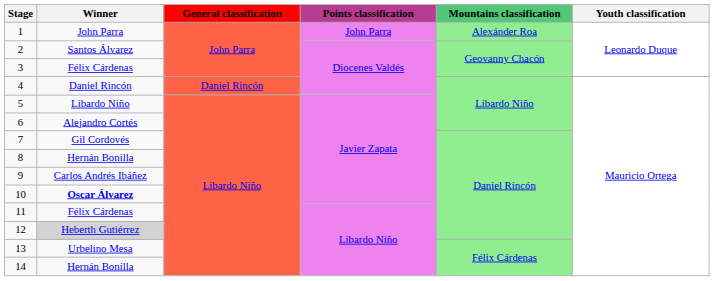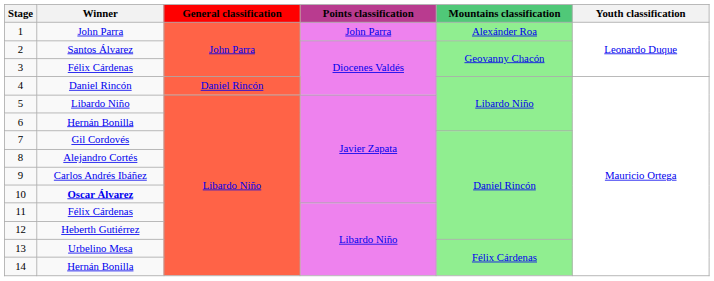(100, 122) Alejandro Cortés -> (100, 122) Hernán Bonilla
(100, 158) Hernán Bonilla -> (100, 158) Alejandro Cortés
(100, 230) lightgrey background -> (100, 230) no background
